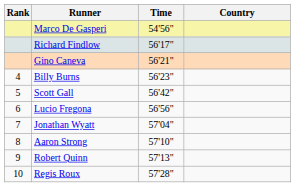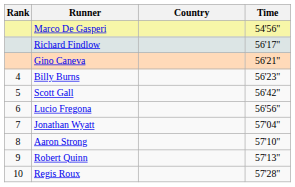columns swapped: (237, 12) <-> (161, 12)
